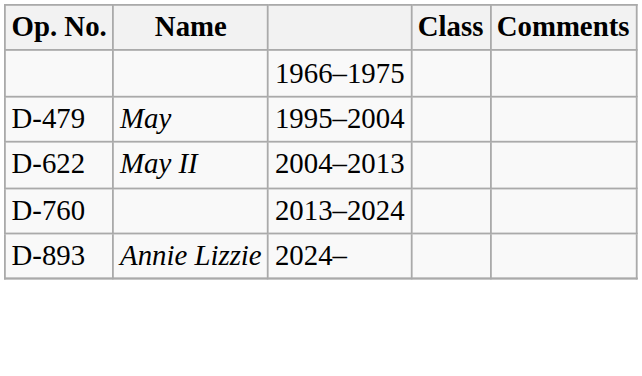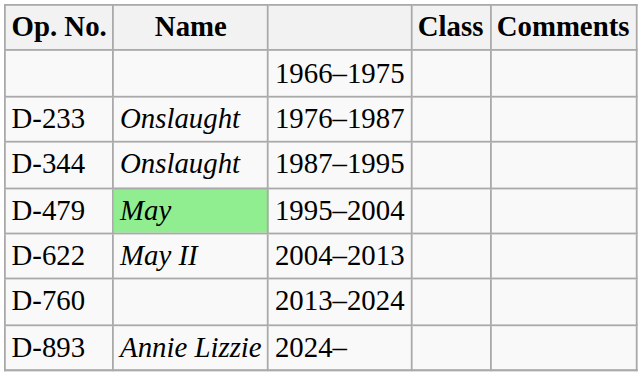+ row: (48, 118)
+ row: (48, 164)
(146, 118) no background -> (146, 210) lightgreen background
